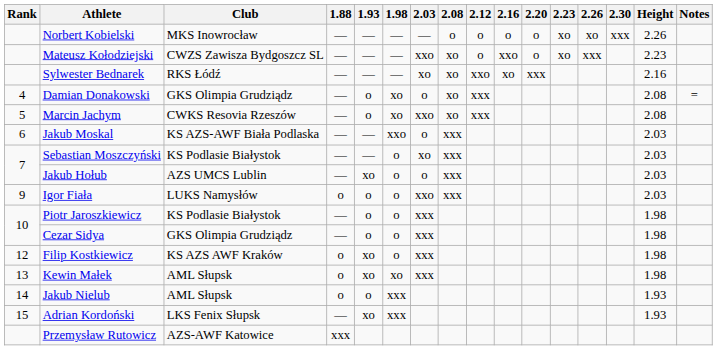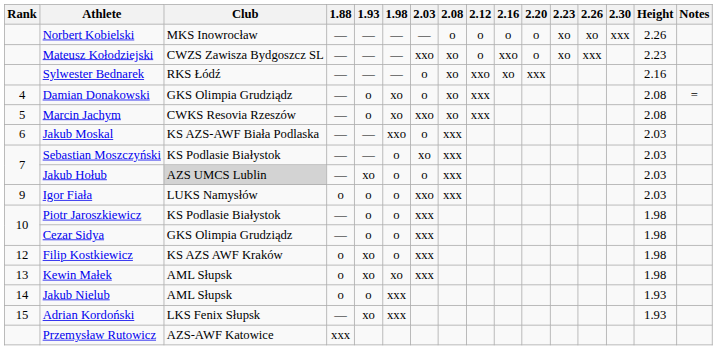(424, 74) xo -> (424, 74) o
(217, 174) no background -> (217, 174) lightgrey background
